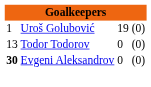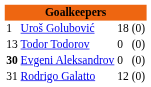(123, 28) 19 -> (123, 28) 18
+ row: (58, 76)
